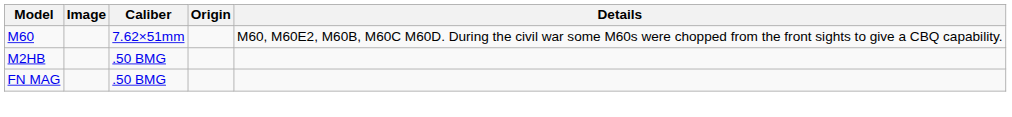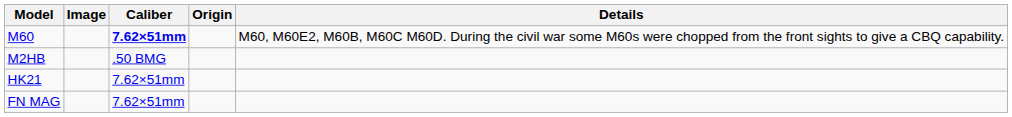(148, 36) normal -> (149, 36) bold
+ row: (25, 79)
(139, 79) .50 BMG -> (148, 101) 7.62×51mm
